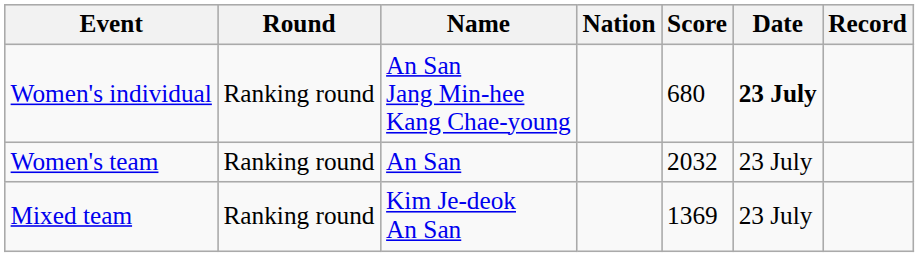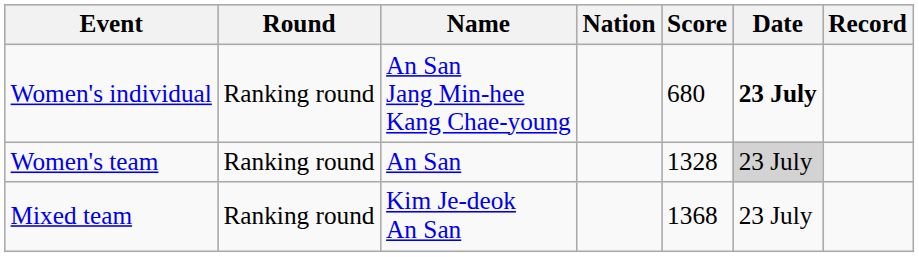(692, 161) 2032 -> (692, 161) 1328
(776, 161) no background -> (776, 161) lightgrey background
(692, 215) 1369 -> (692, 215) 1368
